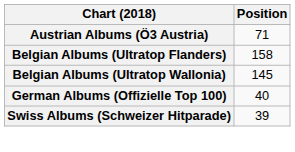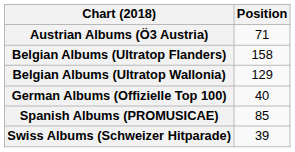(262, 75) 145 -> (262, 75) 129
+ row: (119, 116)
